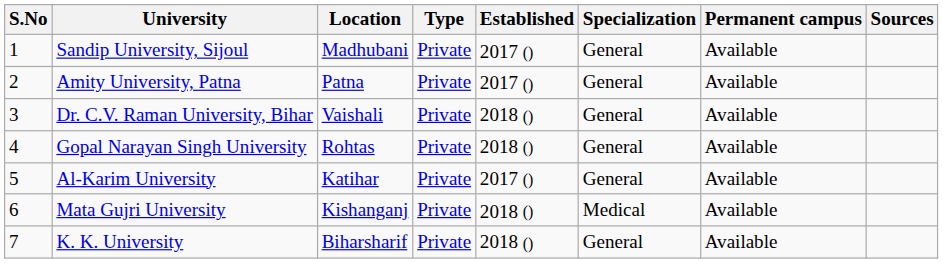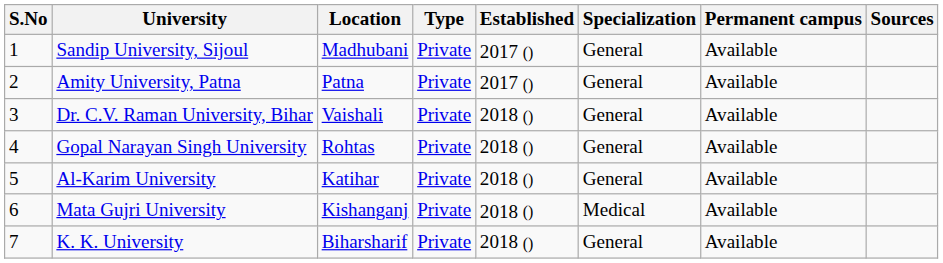(507, 179) 2017 () -> (507, 179) 2018 ()
